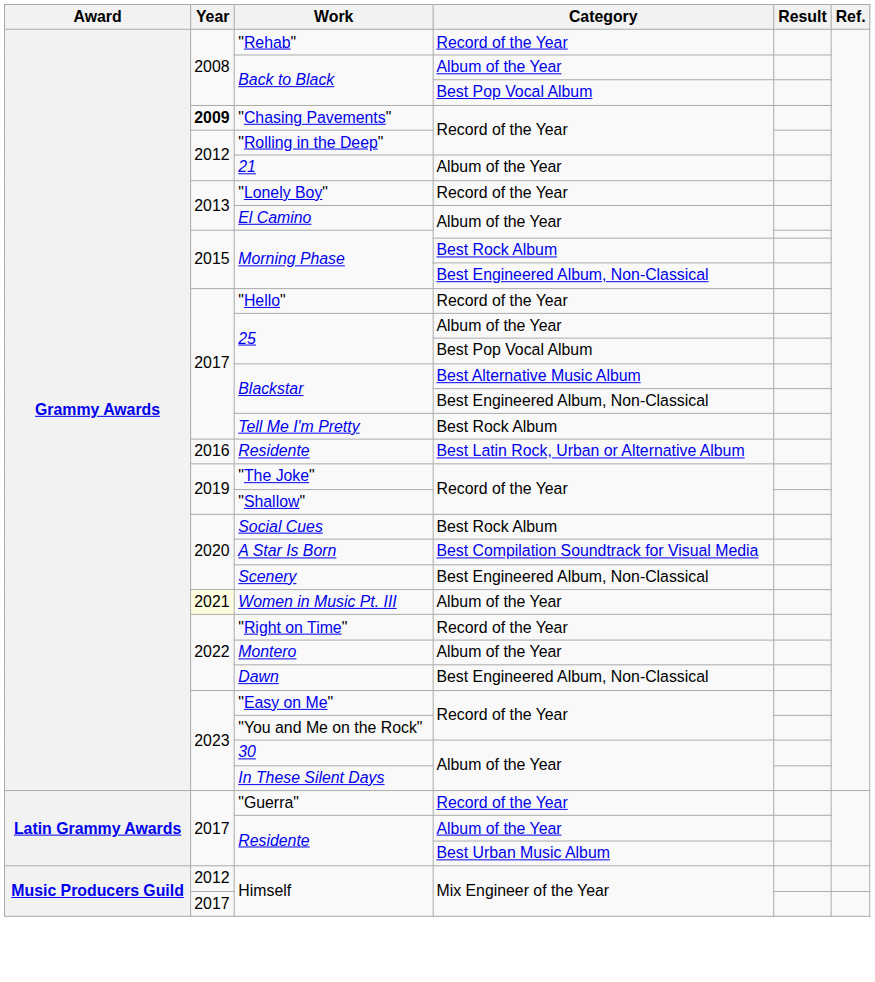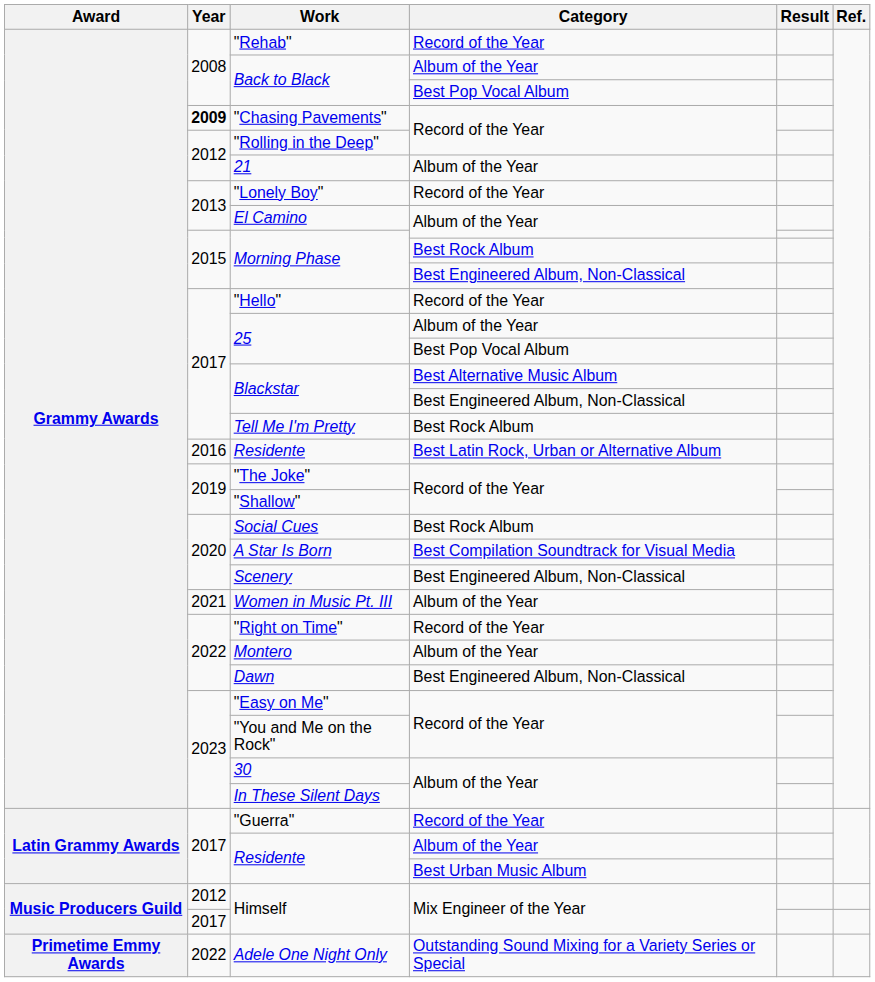(212, 602) lightyellow background -> (209, 602) no background
+ row: (310, 955)
